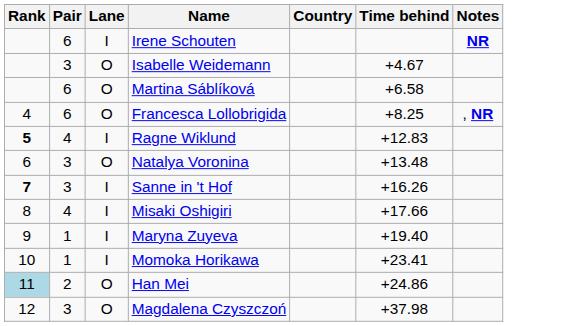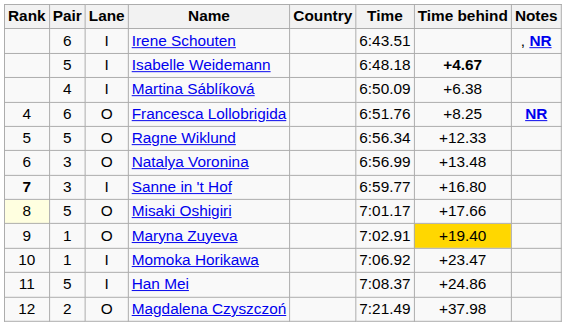+ column: (385, 16)
(478, 41) NR -> (536, 41) , NR
(67, 65) 3 -> (67, 65) 5
(107, 65) O -> (107, 65) I
(404, 65) normal -> (463, 65) bold
(67, 89) 6 -> (67, 89) 4
(107, 89) O -> (107, 89) I
(404, 89) +6.58 -> (463, 89) +6.38
(478, 114) , NR -> (536, 114) NR
(27, 138) bold -> (27, 138) normal
(67, 138) 4 -> (67, 138) 5
(107, 138) I -> (107, 138) O
(404, 138) +12.83 -> (463, 138) +12.33
(404, 187) +16.26 -> (463, 187) +16.80
(27, 211) no background -> (27, 211) lightyellow background
(67, 211) 4 -> (67, 211) 5
(107, 211) I -> (107, 211) O
(107, 235) I -> (107, 235) O
(404, 235) no background -> (463, 235) gold background
(404, 260) +23.41 -> (463, 260) +23.47
(27, 284) lightblue background -> (27, 284) no background
(67, 284) 2 -> (67, 284) 5
(107, 284) O -> (107, 284) I
(67, 308) 3 -> (67, 308) 2
